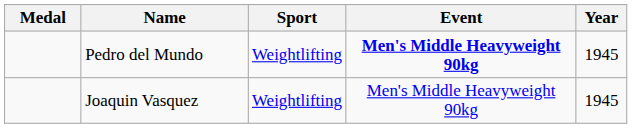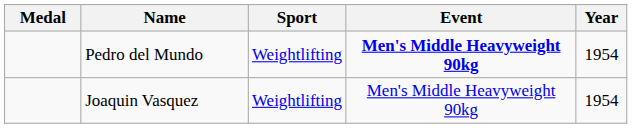(601, 54) 1945 -> (601, 54) 1954
(601, 100) 1945 -> (601, 100) 1954
